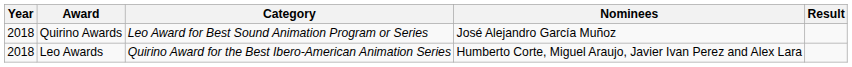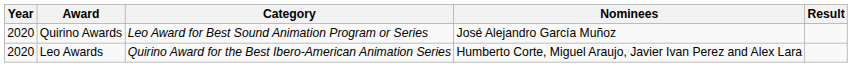(21, 33) 2018 -> (21, 33) 2020
(21, 52) 2018 -> (21, 52) 2020
